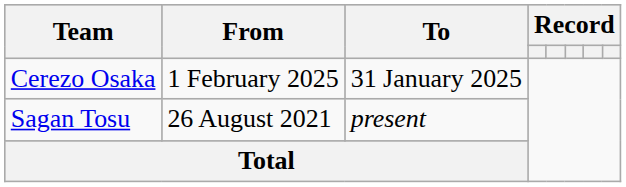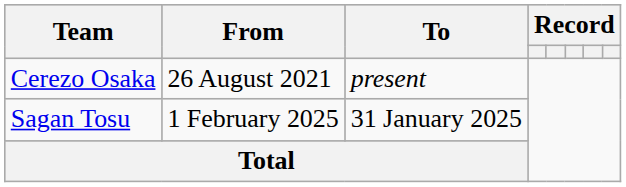(253, 78) 1 February 2025 -> (249, 78) 26 August 2021
(436, 78) 31 January 2025 -> (388, 78) present
(249, 119) 26 August 2021 -> (253, 119) 1 February 2025
(388, 119) present -> (436, 119) 31 January 2025
